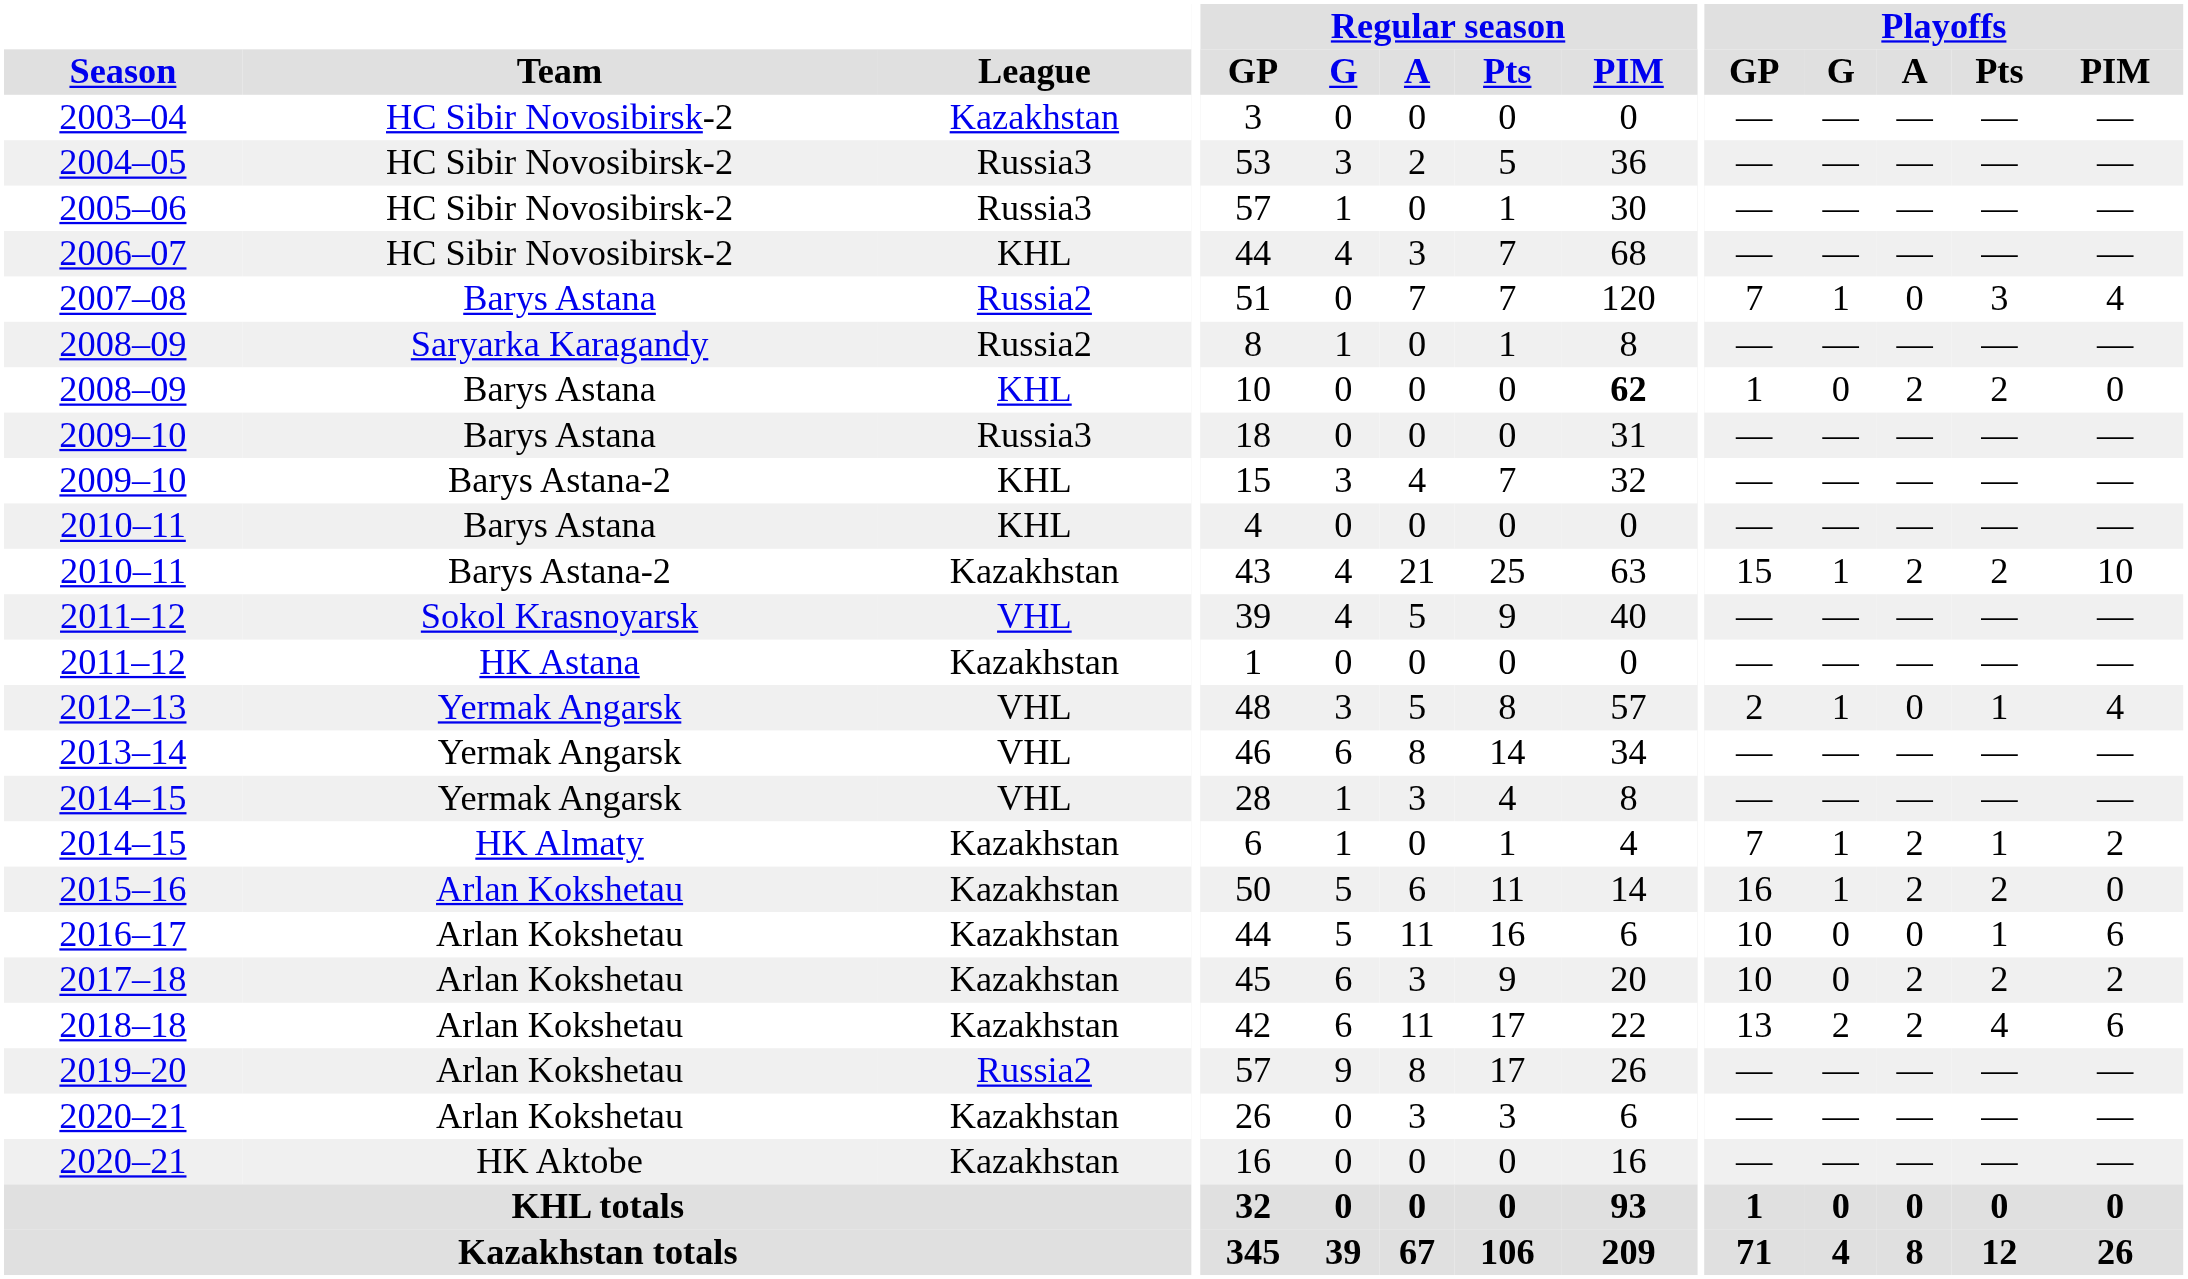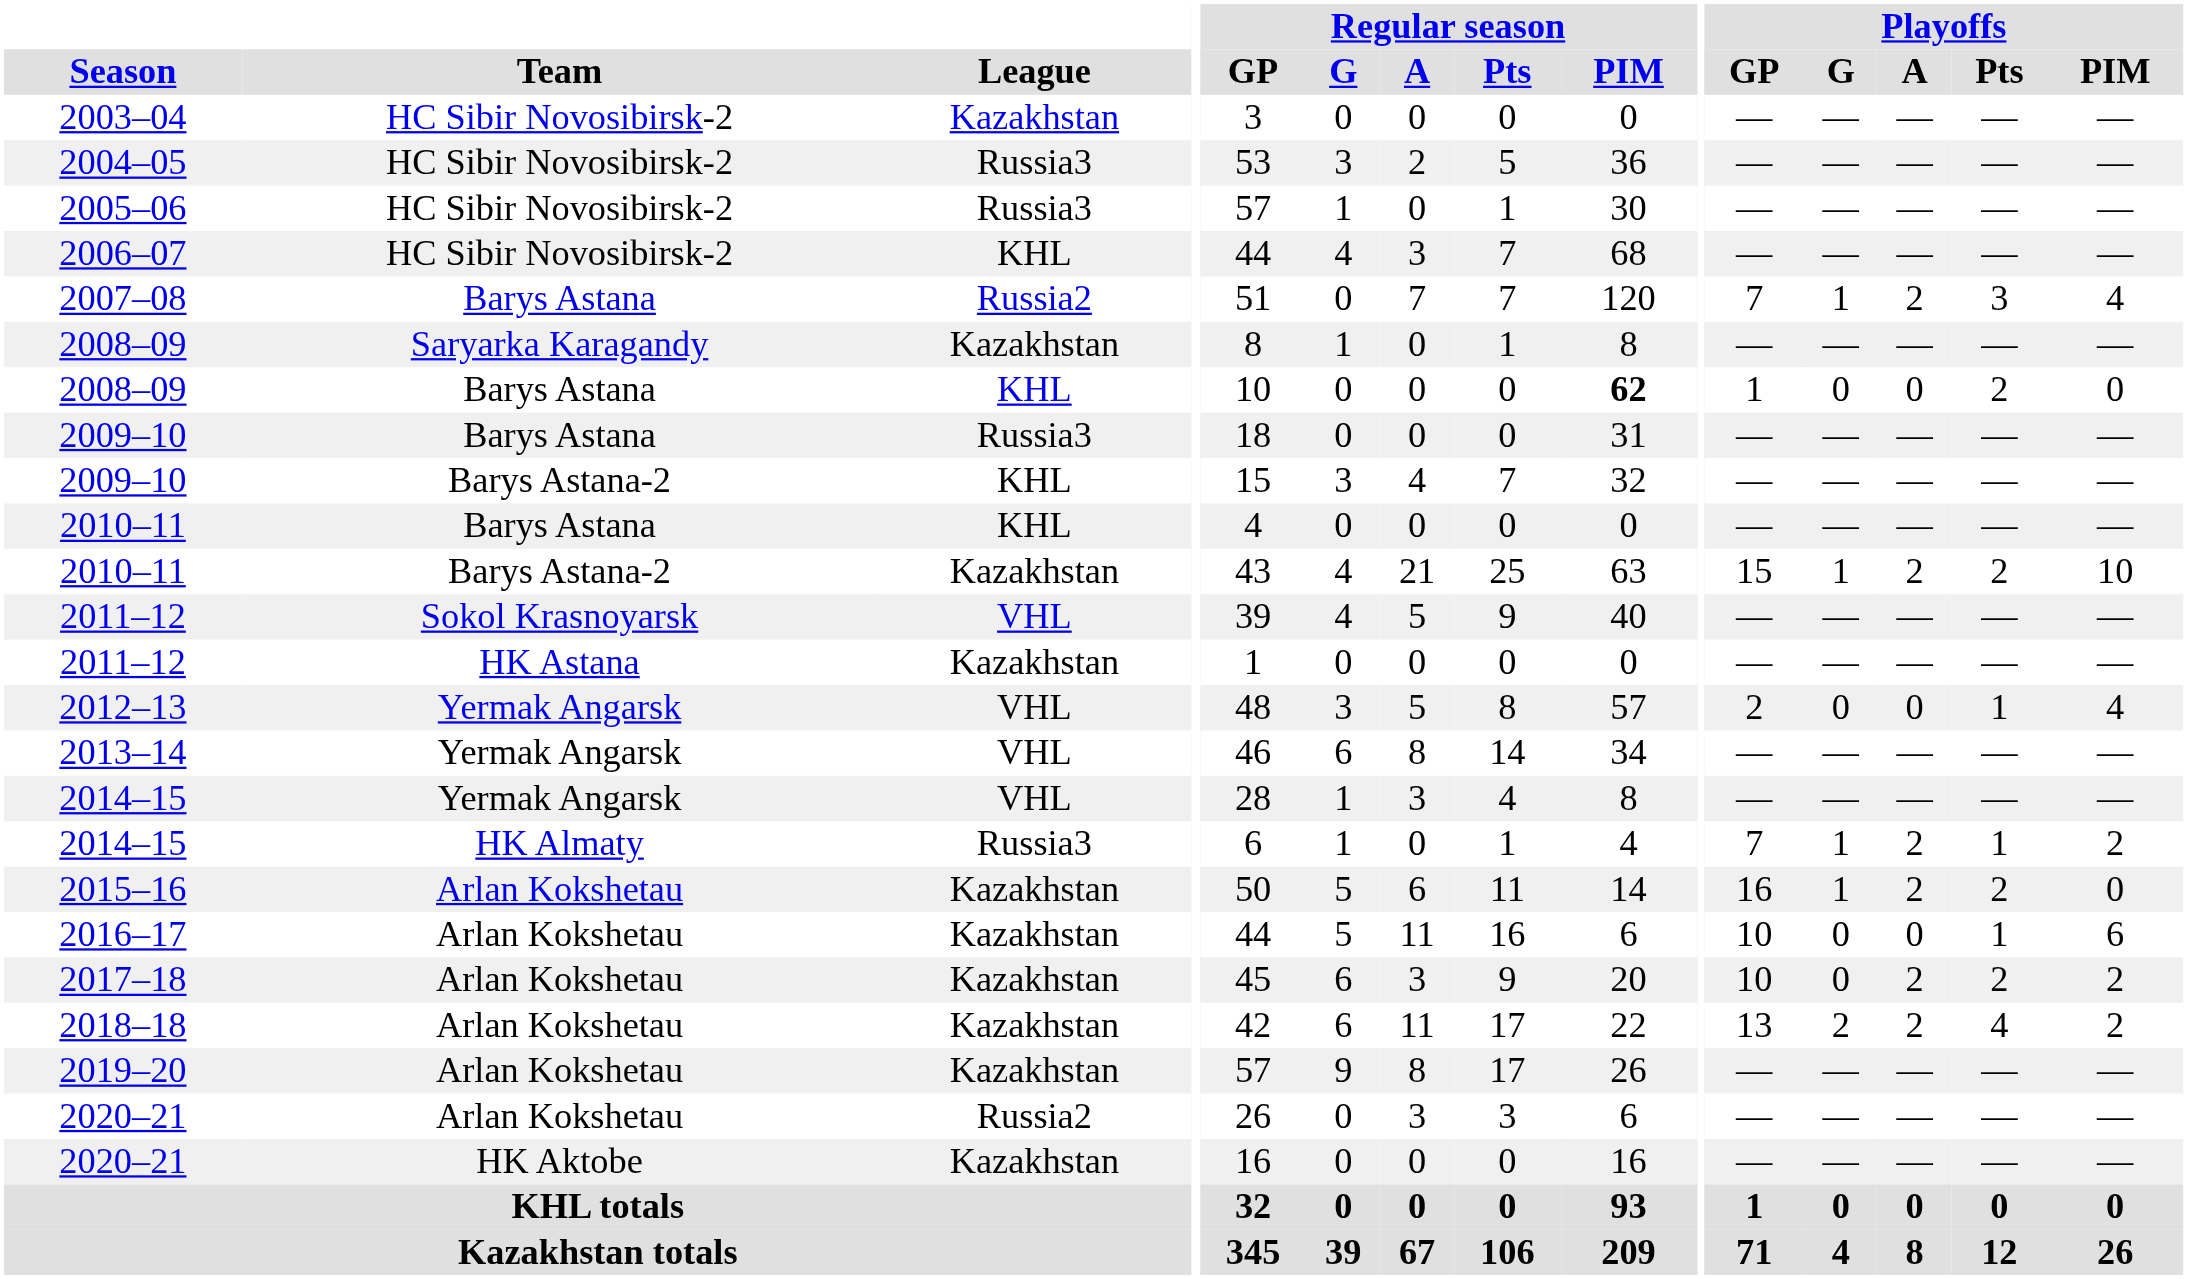(1915, 298) 0 -> (1915, 298) 2
(1034, 343) Russia2 -> (1034, 343) Kazakhstan
(1915, 389) 2 -> (1915, 389) 0
(1841, 707) 1 -> (1841, 707) 0
(1034, 843) Kazakhstan -> (1034, 843) Russia3
(2115, 1024) 6 -> (2115, 1024) 2
(1034, 1070) Russia2 -> (1034, 1070) Kazakhstan
(1034, 1115) Kazakhstan -> (1034, 1115) Russia2
